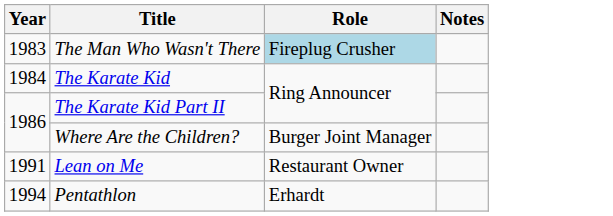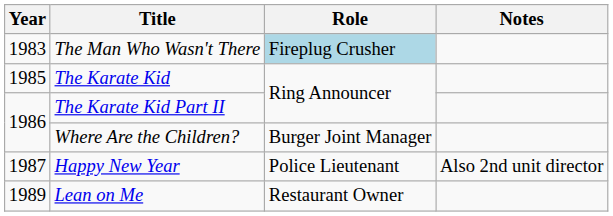(27, 78) 1984 -> (27, 78) 1985
+ row: (117, 166)
(27, 166) 1991 -> (27, 195) 1989
- row: (95, 195)
